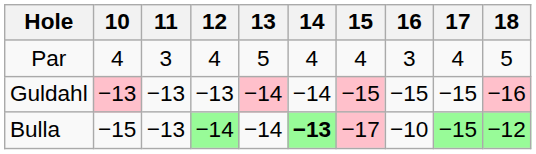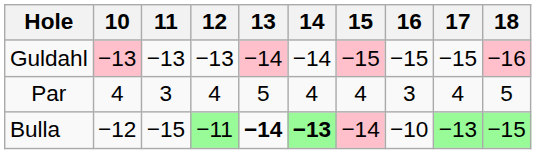rows swapped: (49, 58) <-> (49, 93)
(117, 129) −15 -> (117, 129) −12
(166, 129) −13 -> (166, 129) −15
(215, 129) −14 -> (215, 129) −11
(263, 129) normal -> (263, 129) bold
(361, 129) −17 -> (361, 129) −14
(458, 129) −15 -> (458, 129) −13
(507, 129) −12 -> (507, 129) −15
